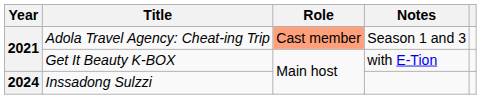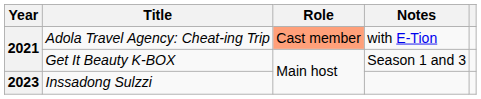(417, 37) Season 1 and 3 -> (402, 37) with E-Tion
(402, 60) with E-Tion -> (417, 60) Season 1 and 3
(23, 82) 2024 -> (23, 82) 2023
